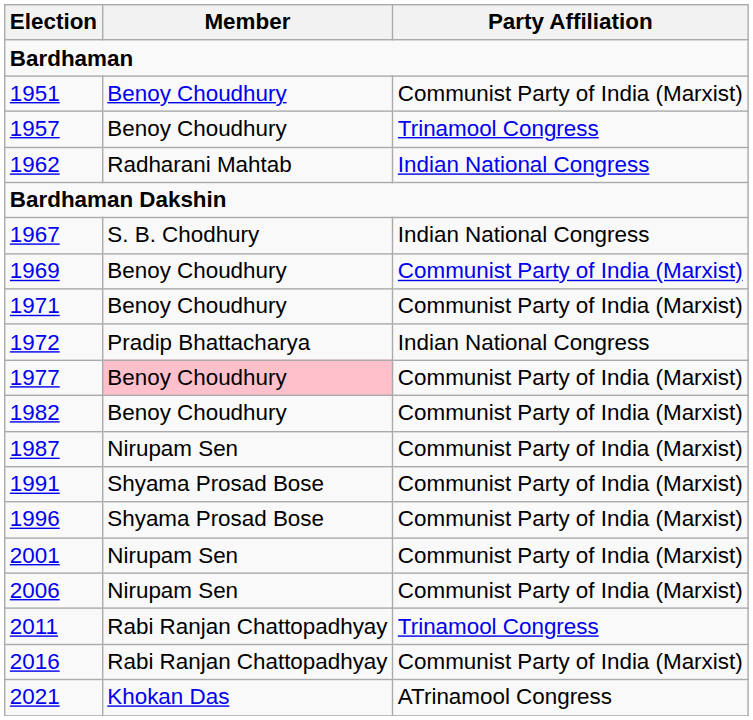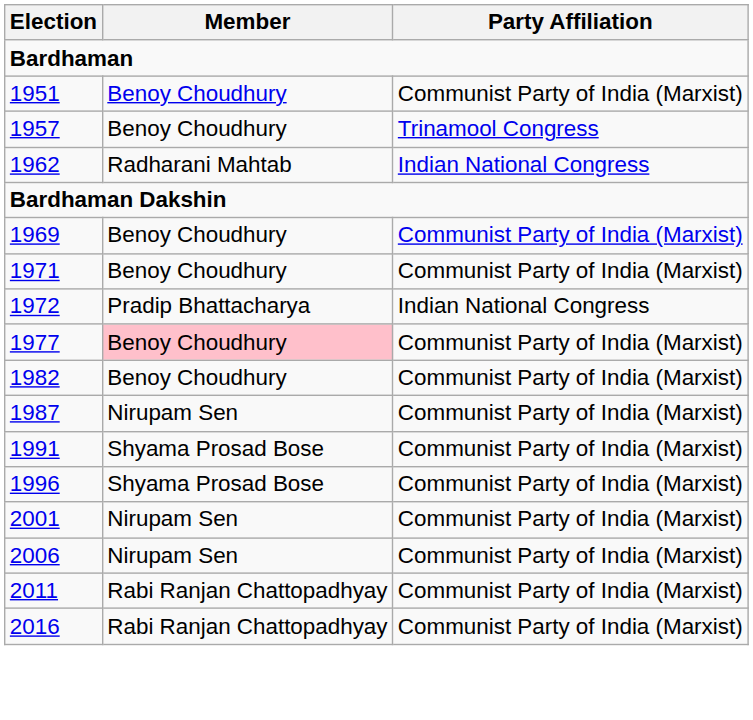- row: (35, 235)
(498, 626) Trinamool Congress -> (570, 590) Communist Party of India (Marxist)
- row: (35, 697)
